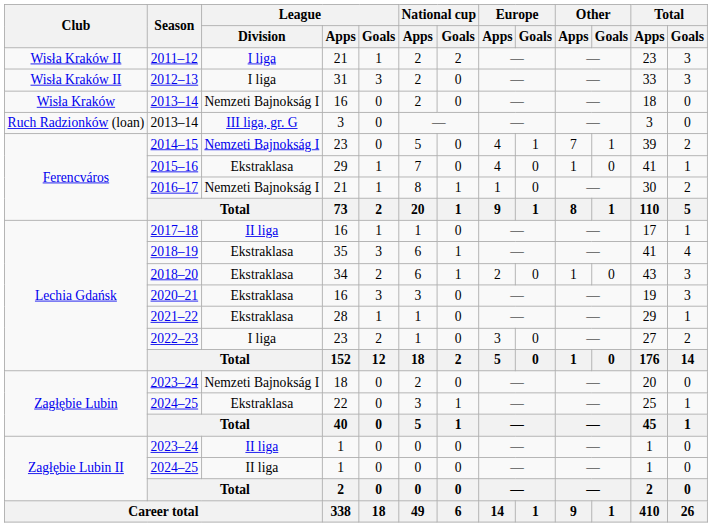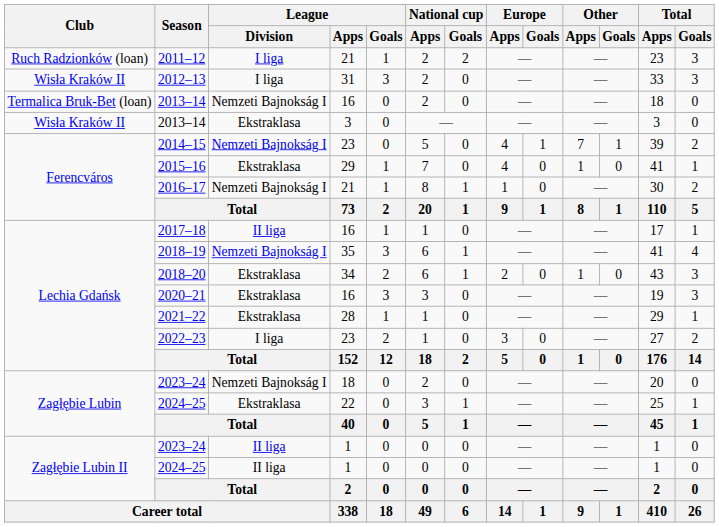(76, 58) Wisła Kraków II -> (80, 58) Ruch Radzionków (loan)
(76, 101) Wisła Kraków -> (80, 101) Termalica Bruk-Bet (loan)
(76, 123) Ruch Radzionków (loan) -> (80, 123) Wisła Kraków II
(262, 123) III liga, gr. G -> (269, 123) Ekstraklasa
(262, 252) Ekstraklasa -> (269, 252) Nemzeti Bajnokság I
